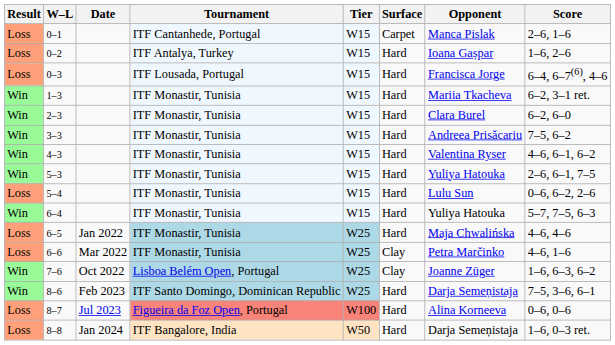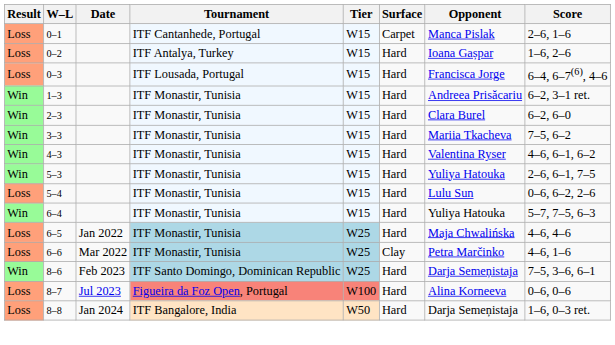(470, 95) Mariia Tkacheva -> (475, 95) Andreea Prisăcariu
(475, 134) Andreea Prisăcariu -> (470, 134) Mariia Tkacheva
- row: (54, 272)
